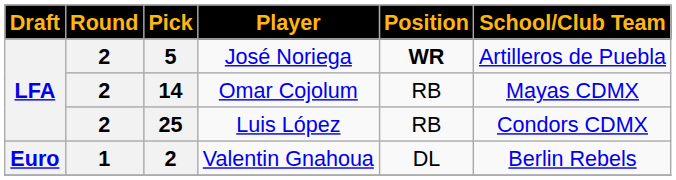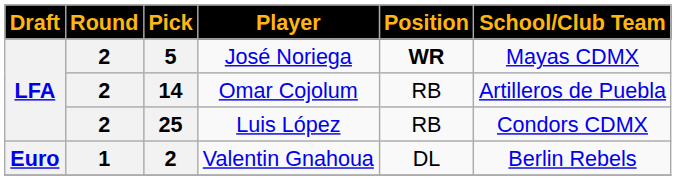(572, 56) Artilleros de Puebla -> (572, 56) Mayas CDMX
(572, 90) Mayas CDMX -> (572, 90) Artilleros de Puebla
